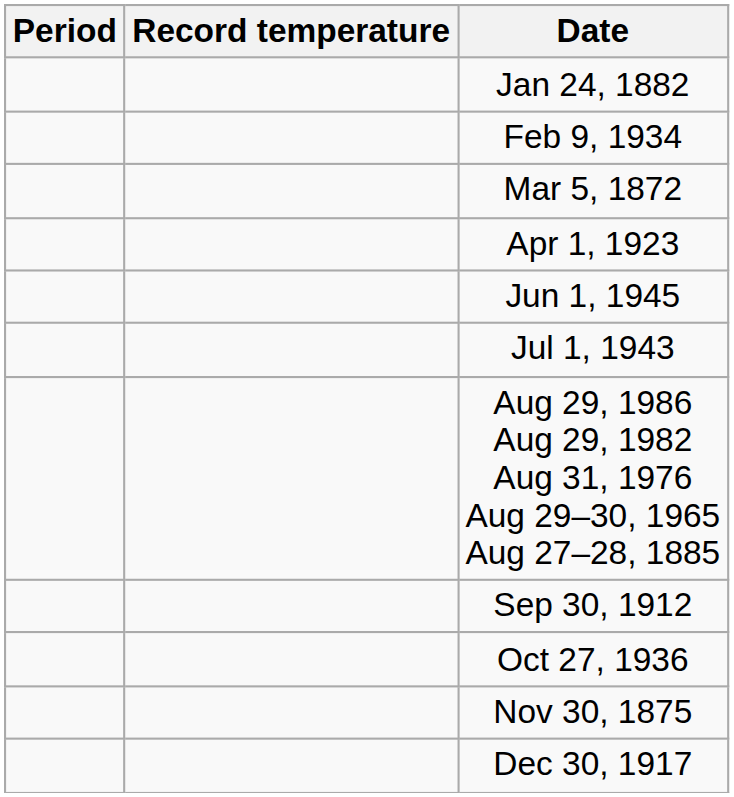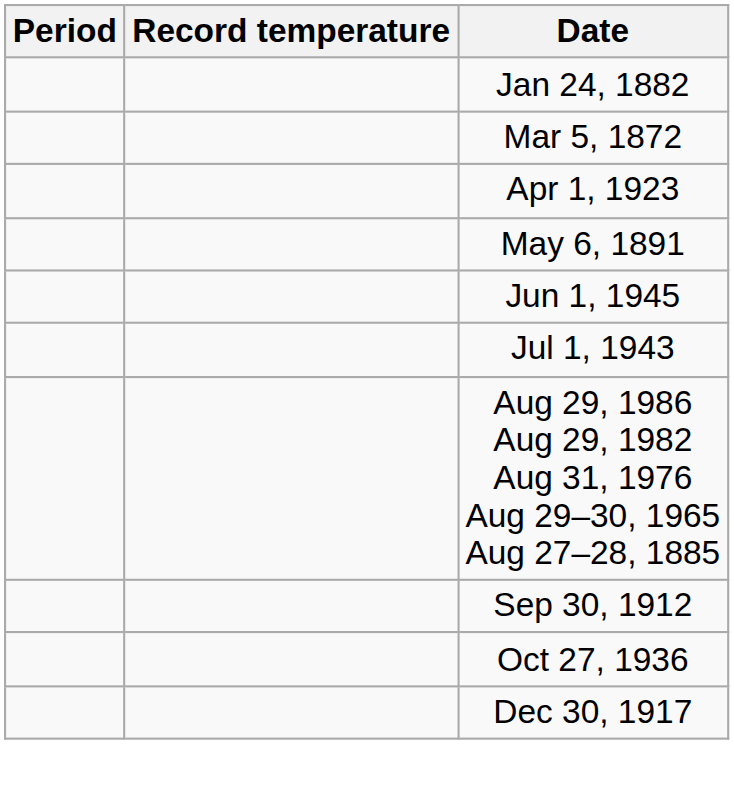- row: (593, 137)
+ row: (593, 243)
- row: (593, 711)
